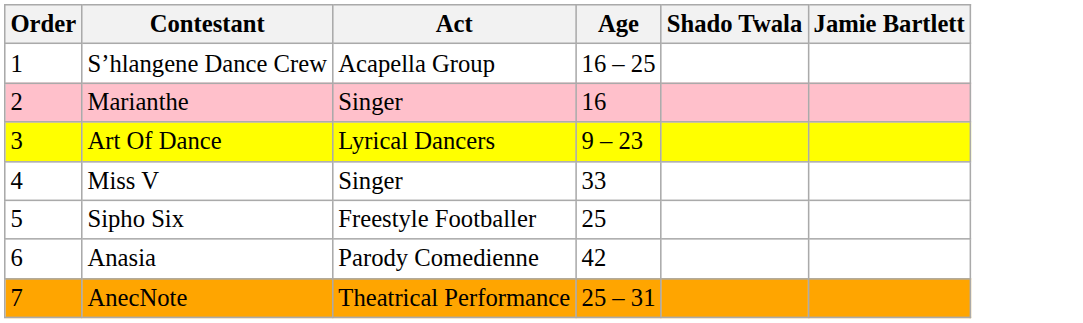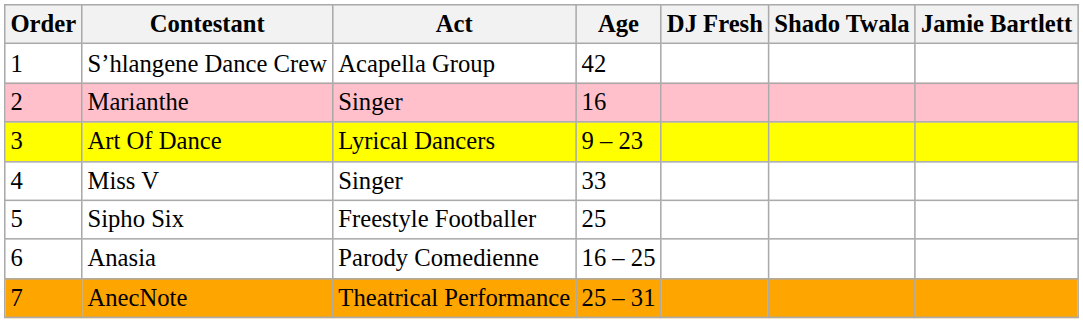+ column: (715, 24)
(619, 63) 16 – 25 -> (594, 63) 42
(594, 258) 42 -> (619, 258) 16 – 25
